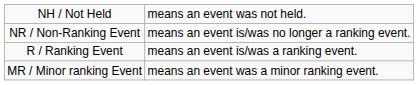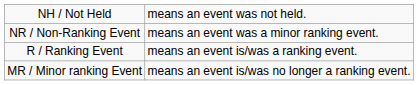(279, 33) means an event is/was no longer a ranking event. -> (263, 33) means an event was a minor ranking event.
(263, 71) means an event was a minor ranking event. -> (279, 71) means an event is/was no longer a ranking event.
